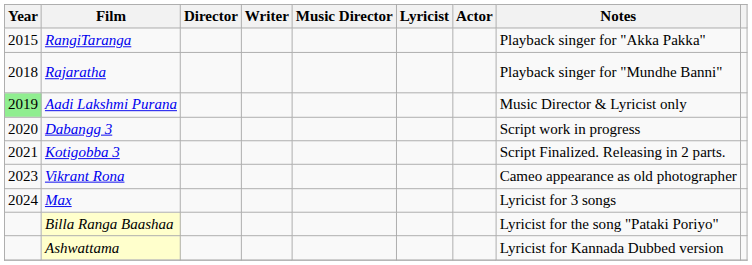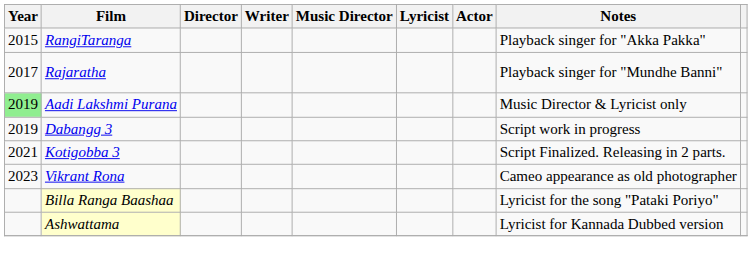(23, 72) 2018 -> (23, 72) 2017
(23, 128) 2020 -> (23, 128) 2019
- row: (58, 200)
